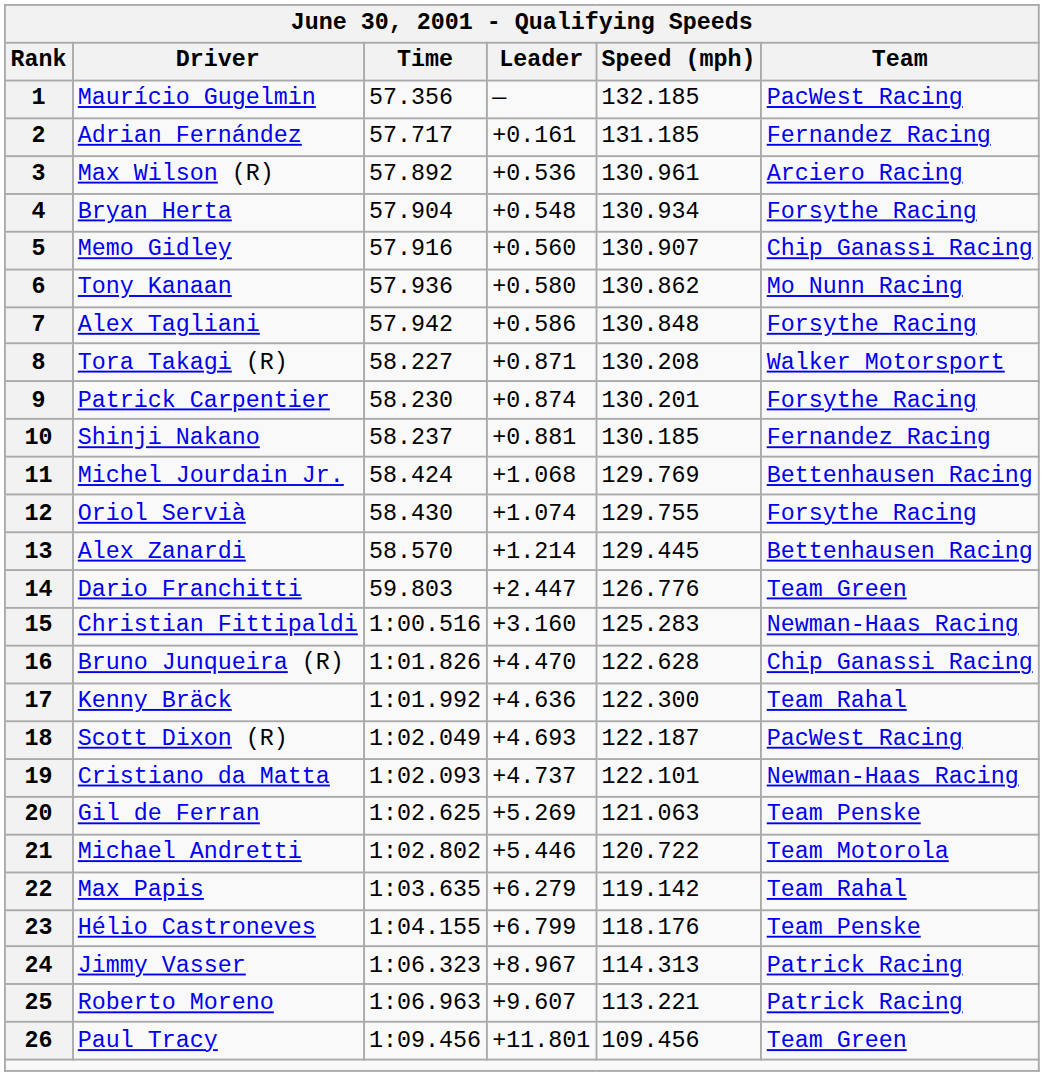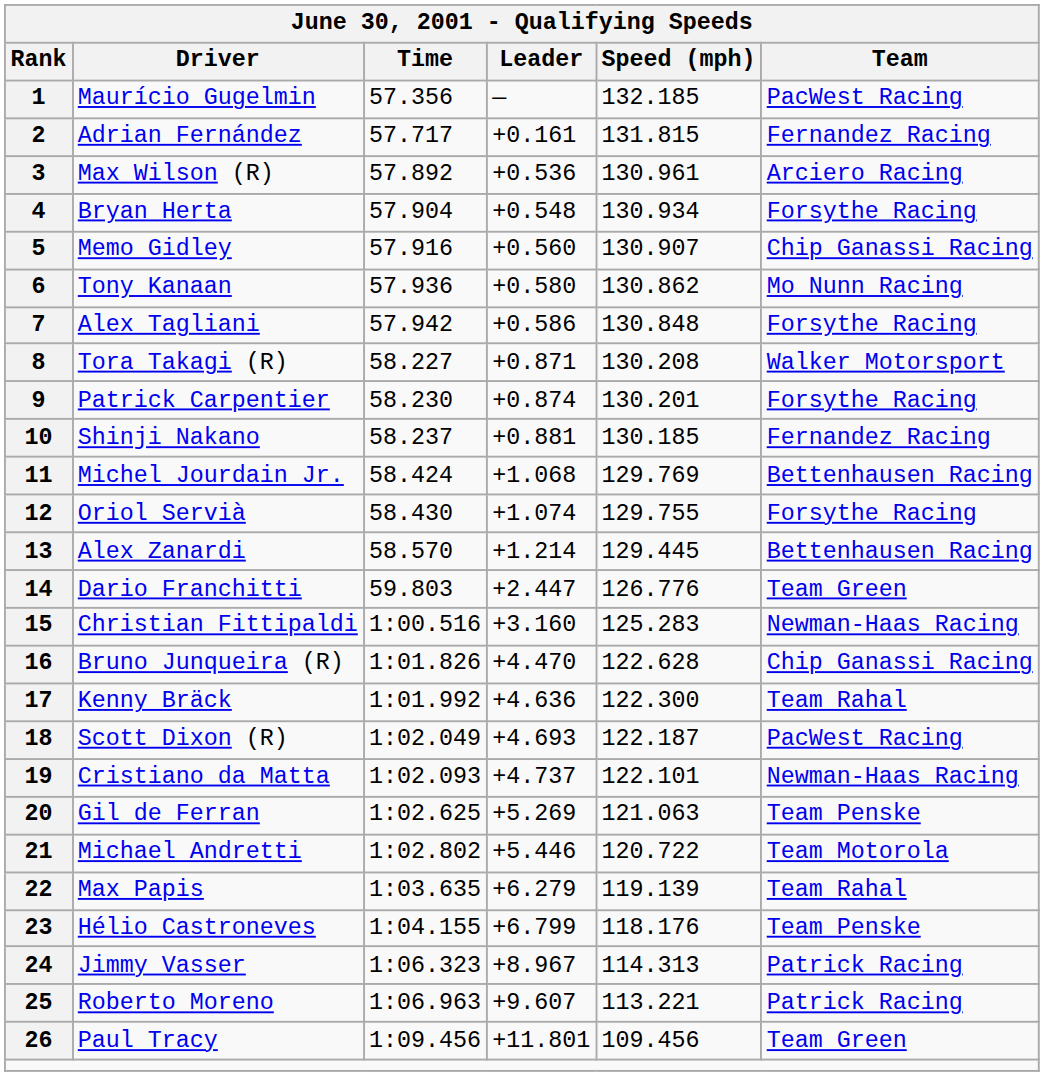(651, 137) 131.185 -> (651, 137) 131.815
(651, 891) 119.142 -> (651, 891) 119.139
